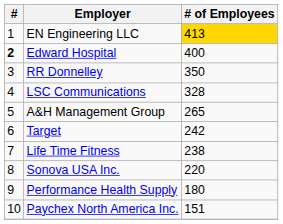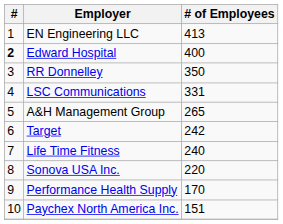(195, 33) gold background -> (195, 33) no background
(195, 92) 328 -> (195, 92) 331
(195, 151) 238 -> (195, 151) 240
(195, 190) 180 -> (195, 190) 170
